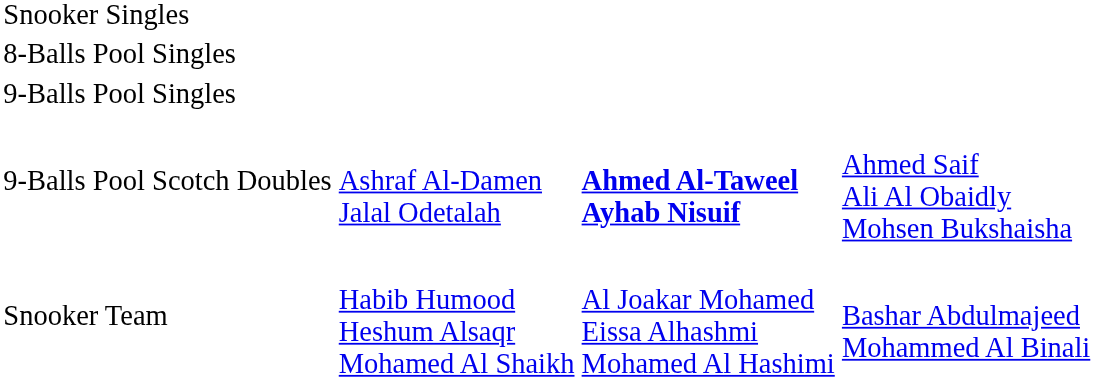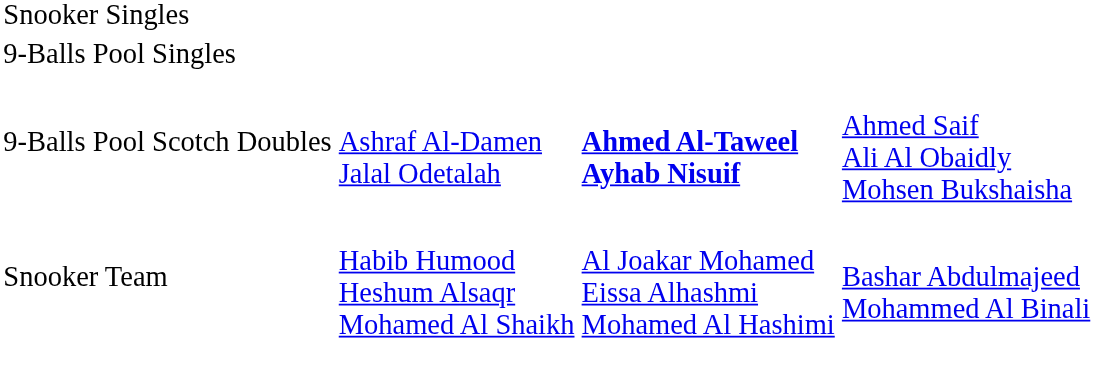- row: (120, 54)
